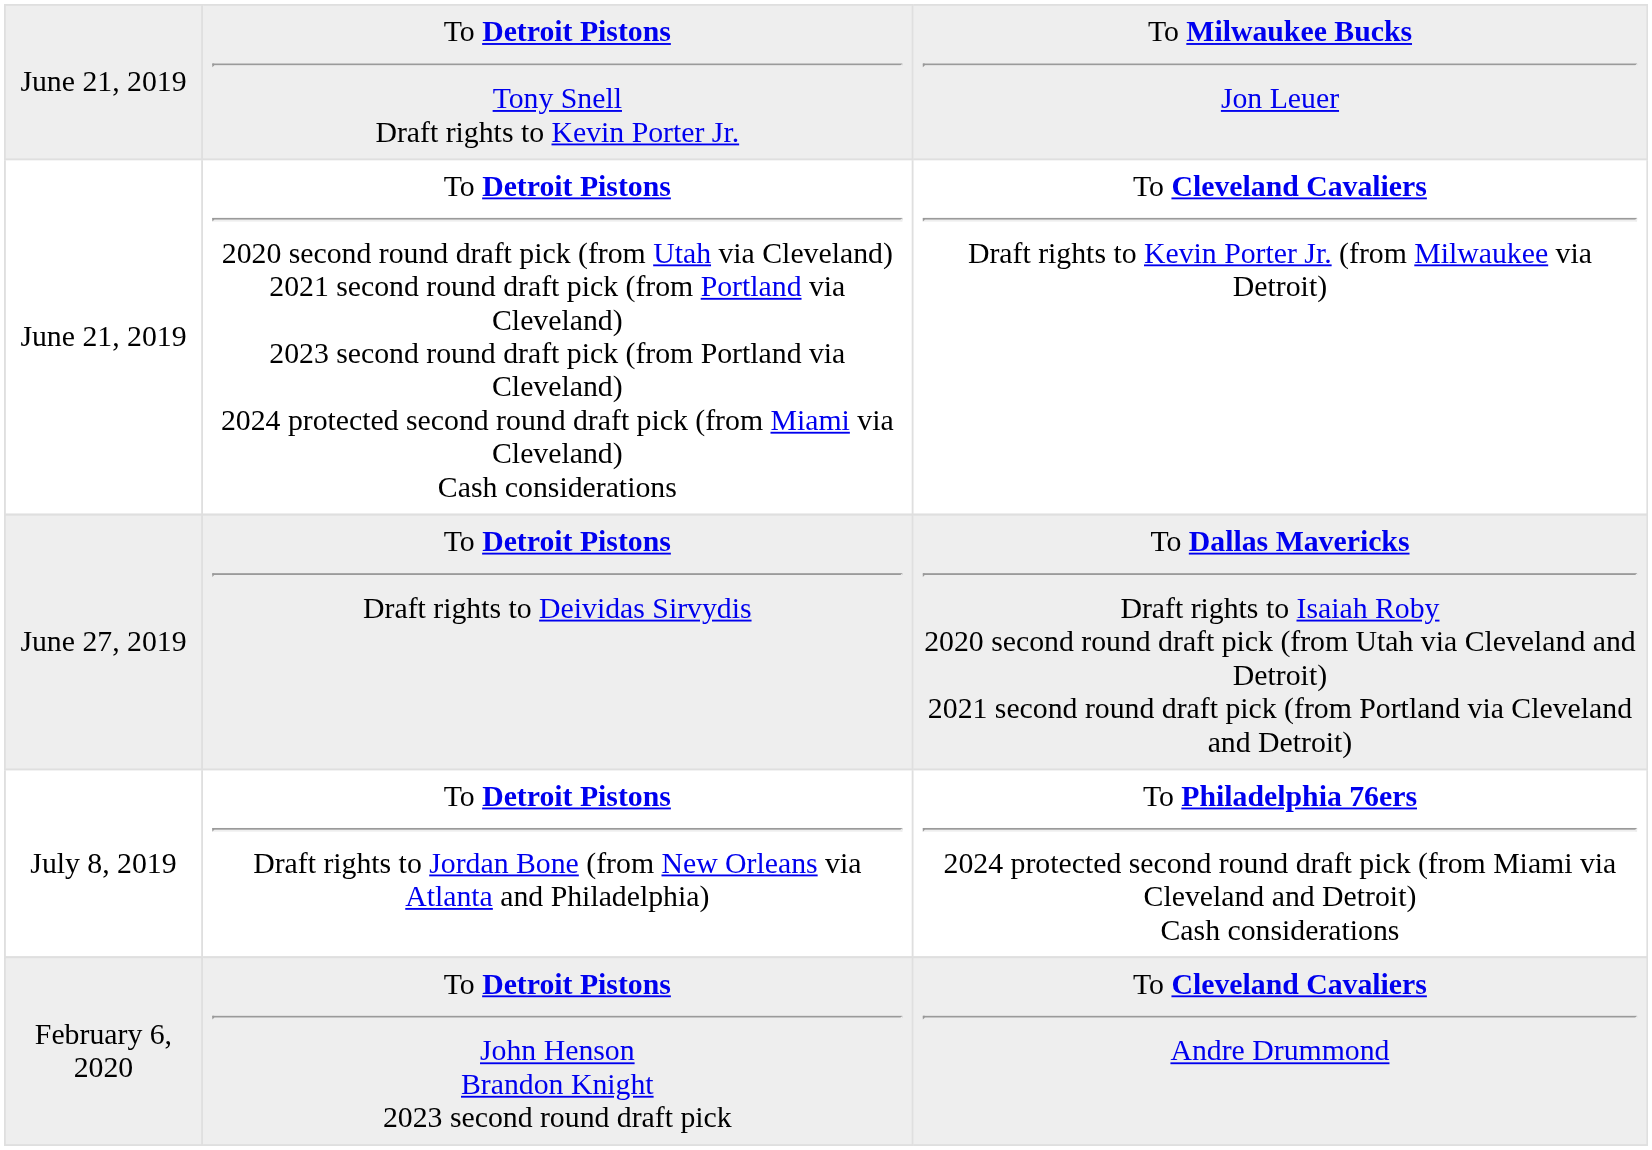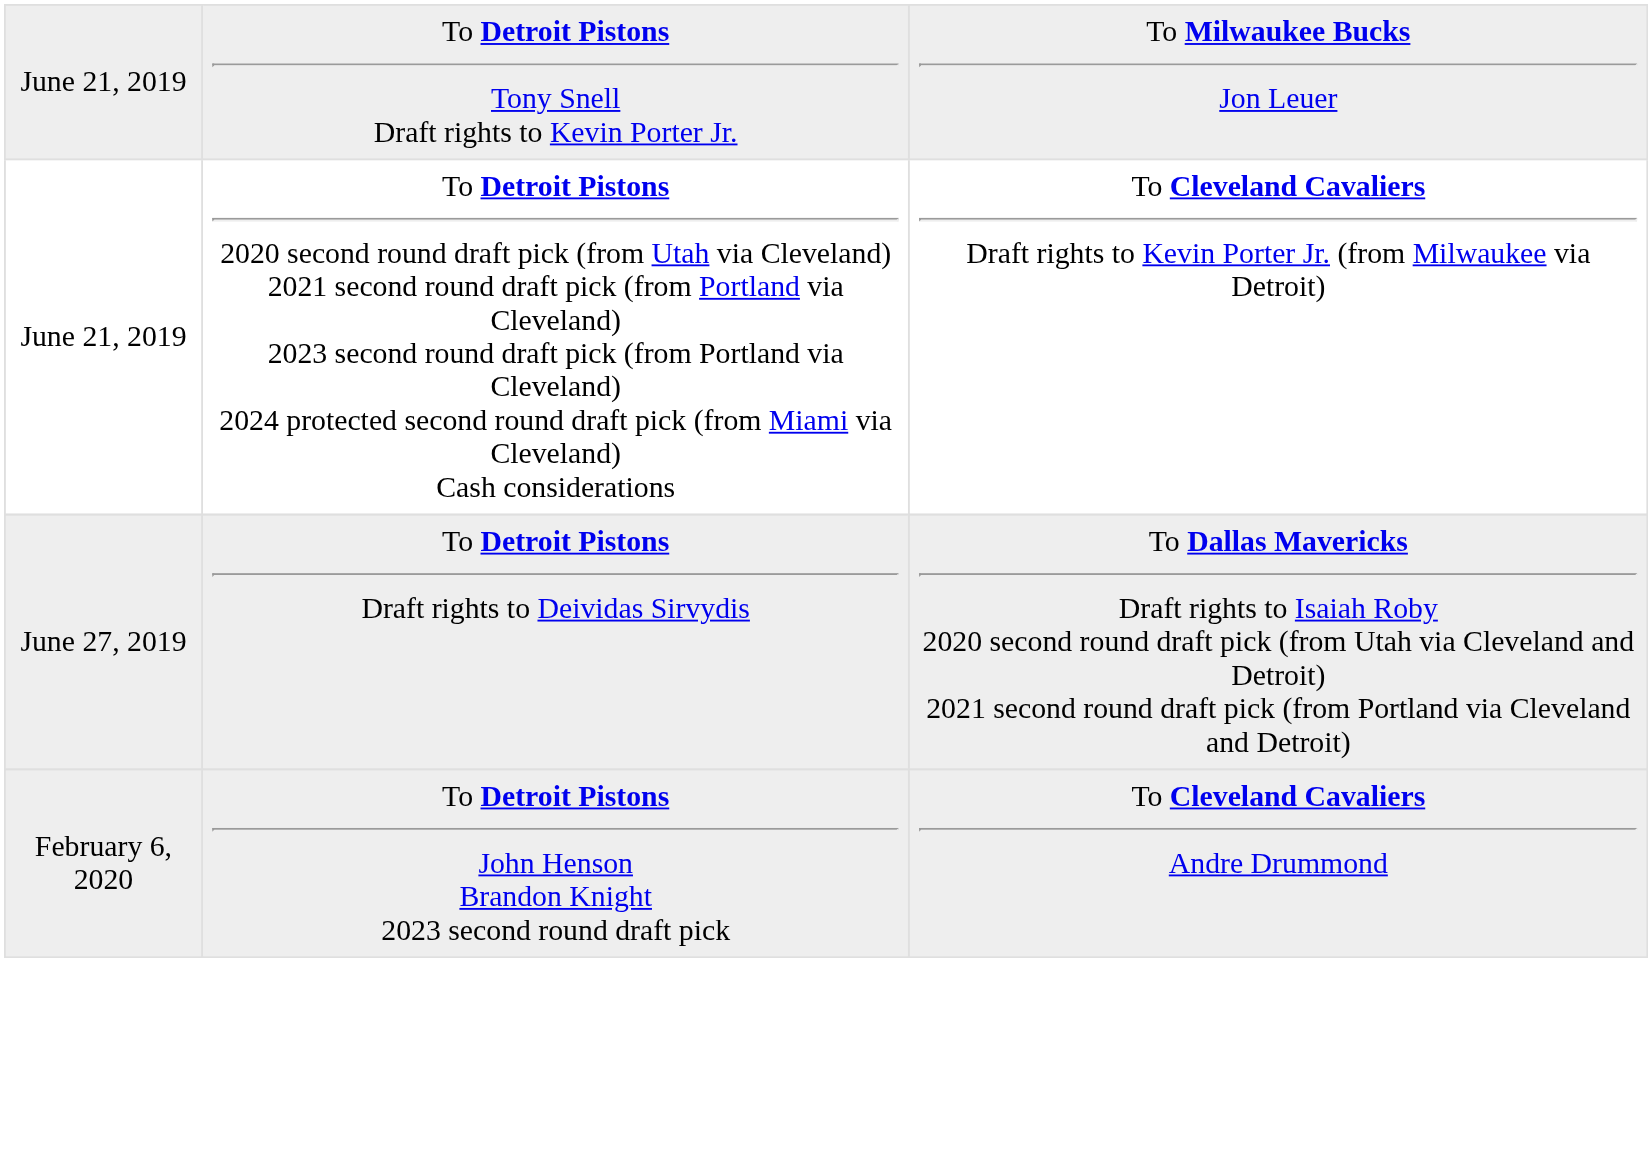- row: (103, 862)
